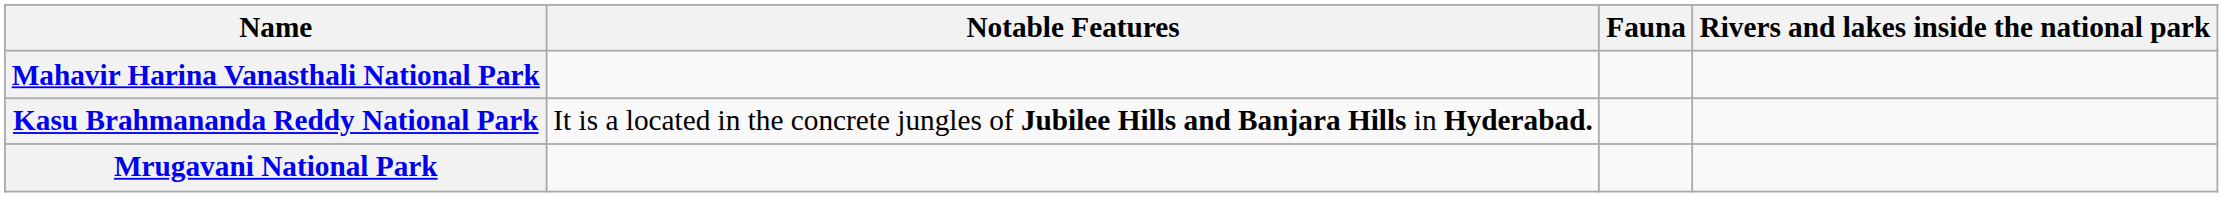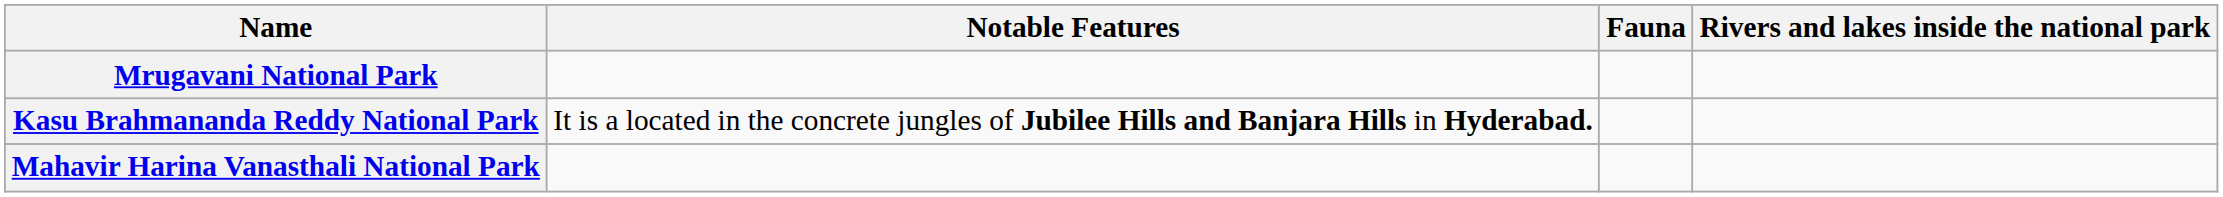rows swapped: (276, 74) <-> (276, 167)
